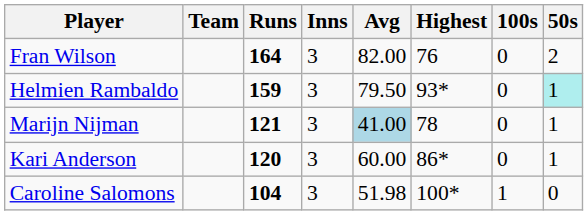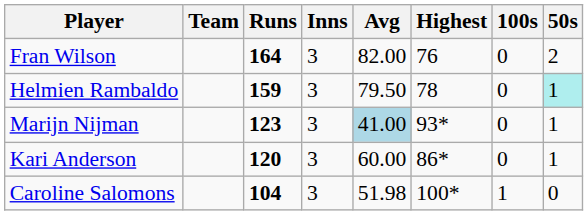(432, 90) 93* -> (427, 90) 78
(265, 124) 121 -> (265, 124) 123
(427, 124) 78 -> (432, 124) 93*
